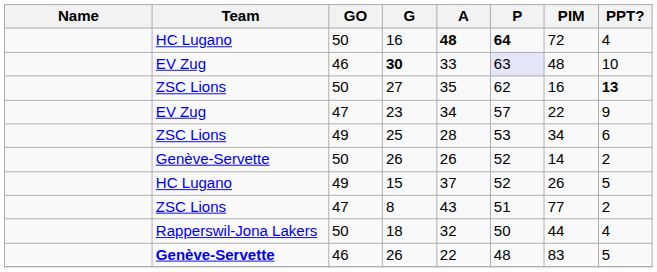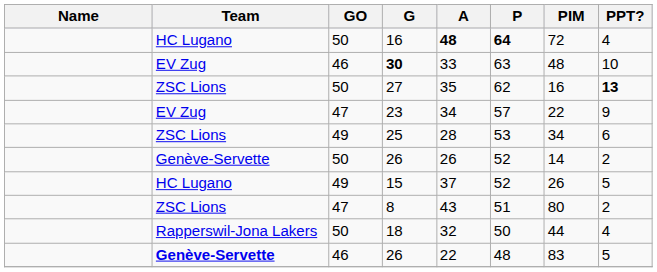(502, 64) lavender background -> (502, 64) no background
(556, 207) 77 -> (556, 207) 80
